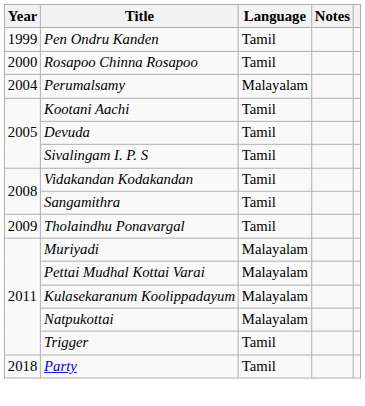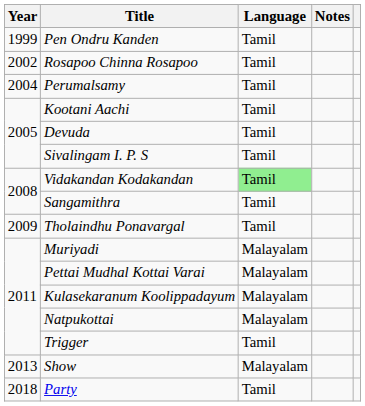(23, 62) 2000 -> (23, 62) 2002
(275, 86) Malayalam -> (259, 86) Tamil
(259, 179) no background -> (259, 179) lightgreen background
+ row: (60, 366)
